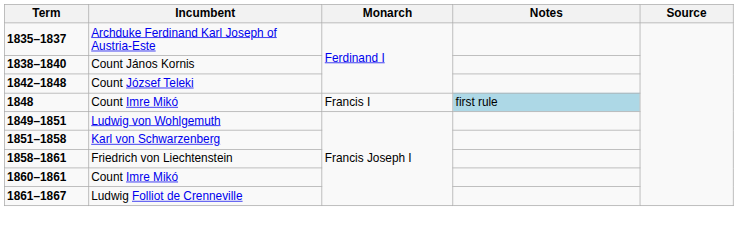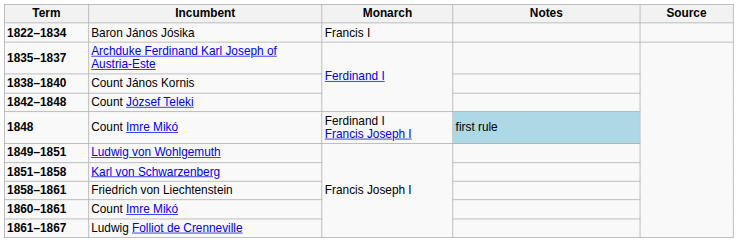+ row: (37, 32)
(347, 102) Francis I -> (368, 127) Ferdinand I Francis Joseph I
